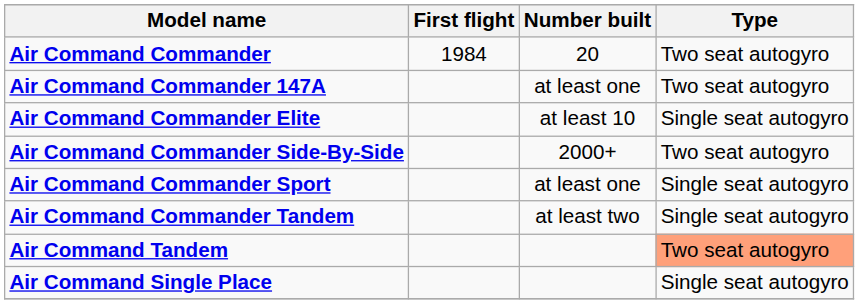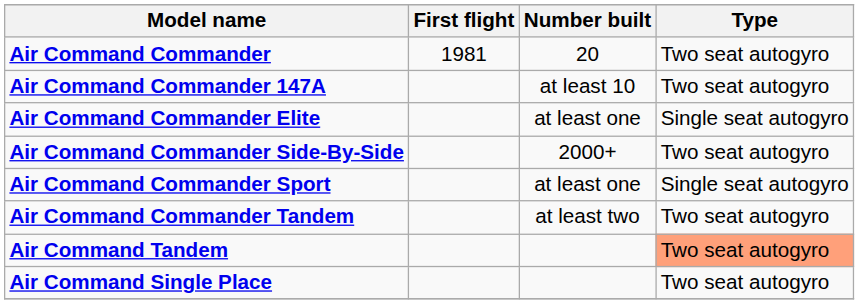(464, 53) 1984 -> (464, 53) 1981
(587, 86) at least one -> (587, 86) at least 10
(587, 119) at least 10 -> (587, 119) at least one
(755, 217) Single seat autogyro -> (745, 217) Two seat autogyro
(755, 282) Single seat autogyro -> (745, 282) Two seat autogyro
